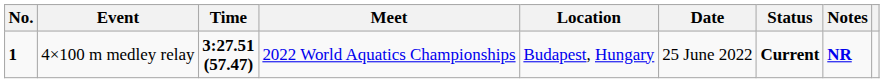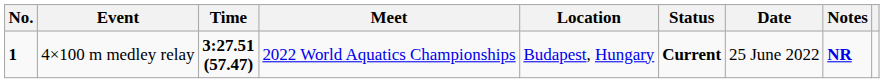columns swapped: (707, 17) <-> (790, 17)
